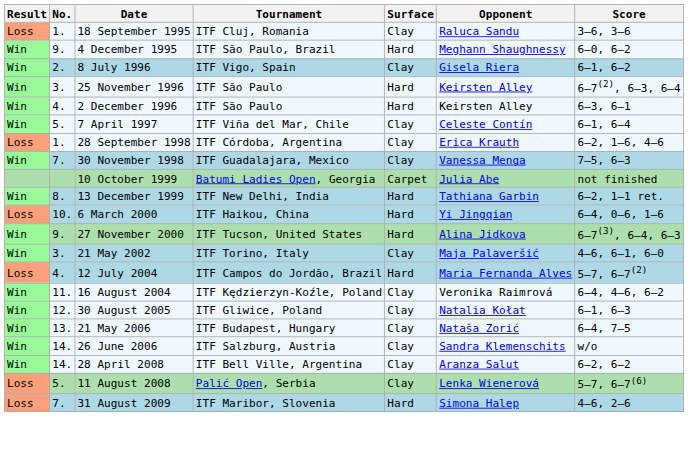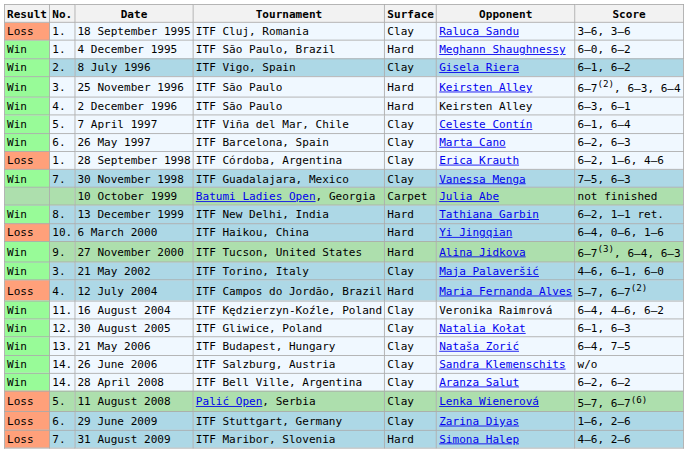(59, 49) 9. -> (59, 49) 1.
+ row: (114, 142)
+ row: (117, 421)
